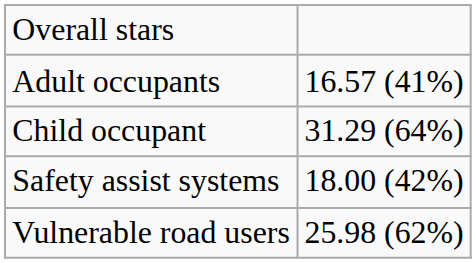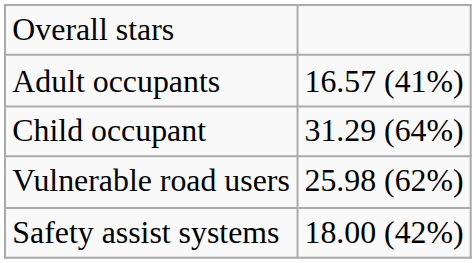rows swapped: (151, 231) <-> (146, 181)
